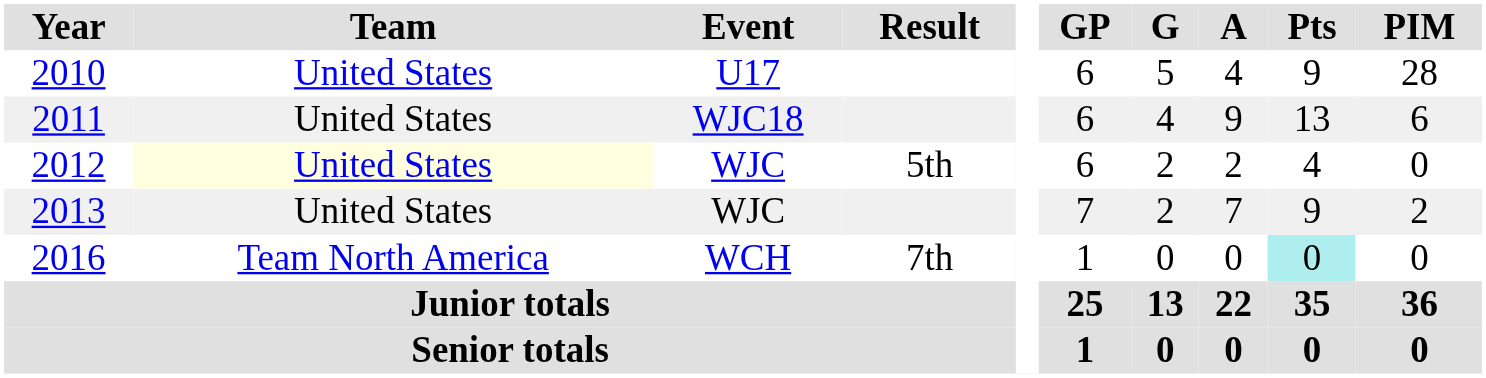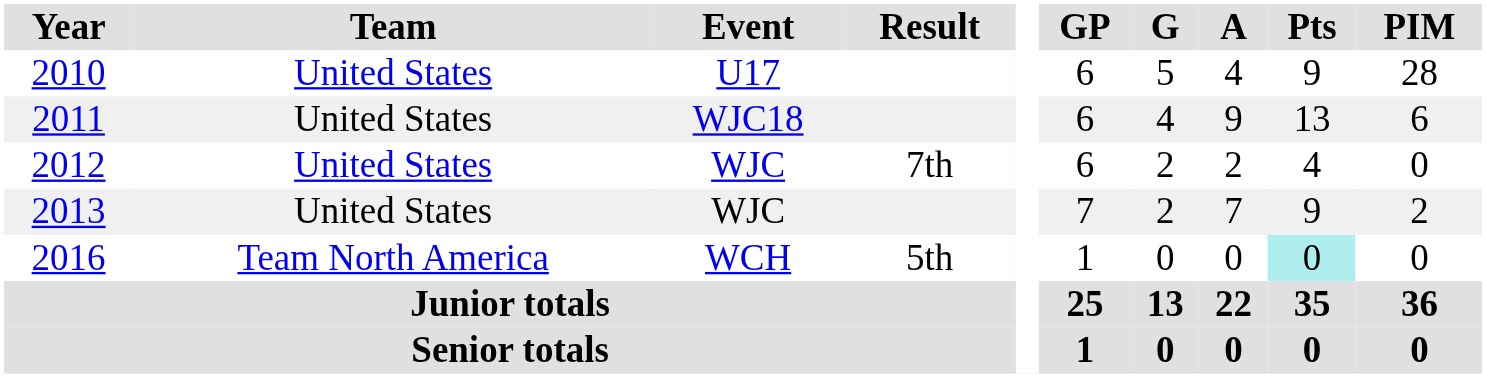(393, 165) lightyellow background -> (393, 165) no background
(930, 165) 5th -> (930, 165) 7th
(930, 257) 7th -> (930, 257) 5th
